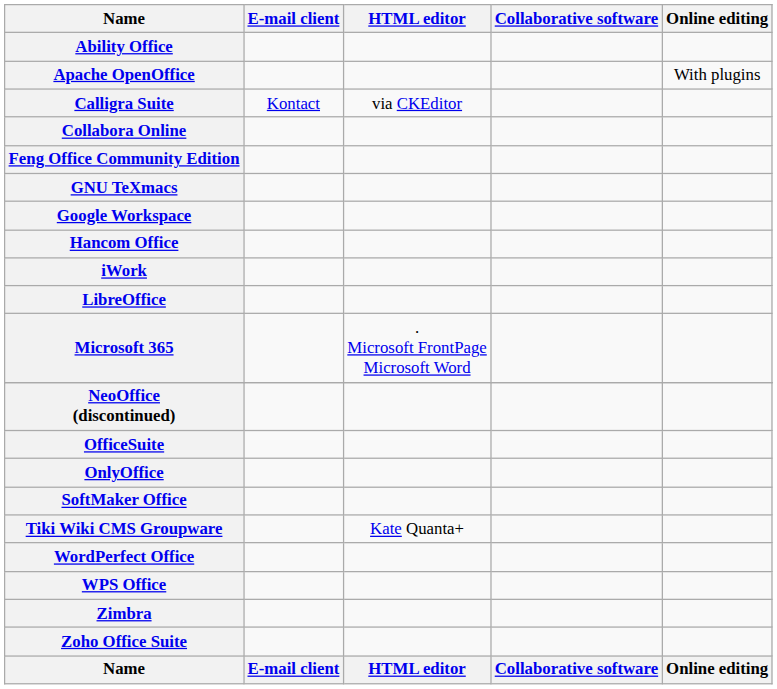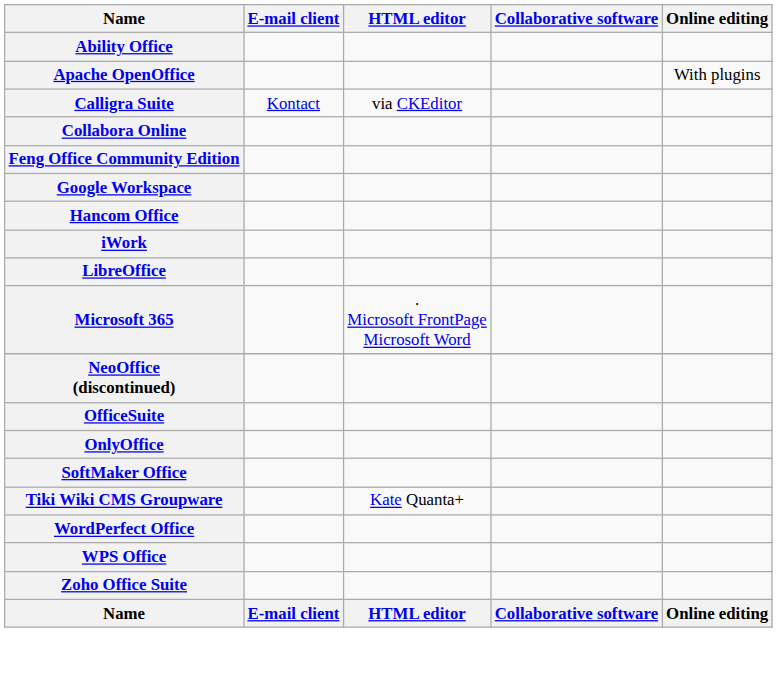- row: (124, 187)
- row: (124, 613)
